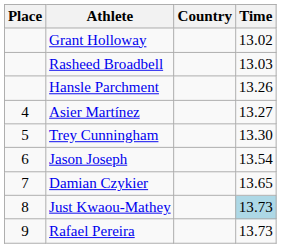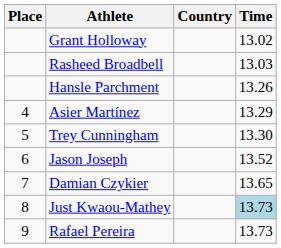(256, 111) 13.27 -> (256, 111) 13.29
(256, 159) 13.54 -> (256, 159) 13.52
